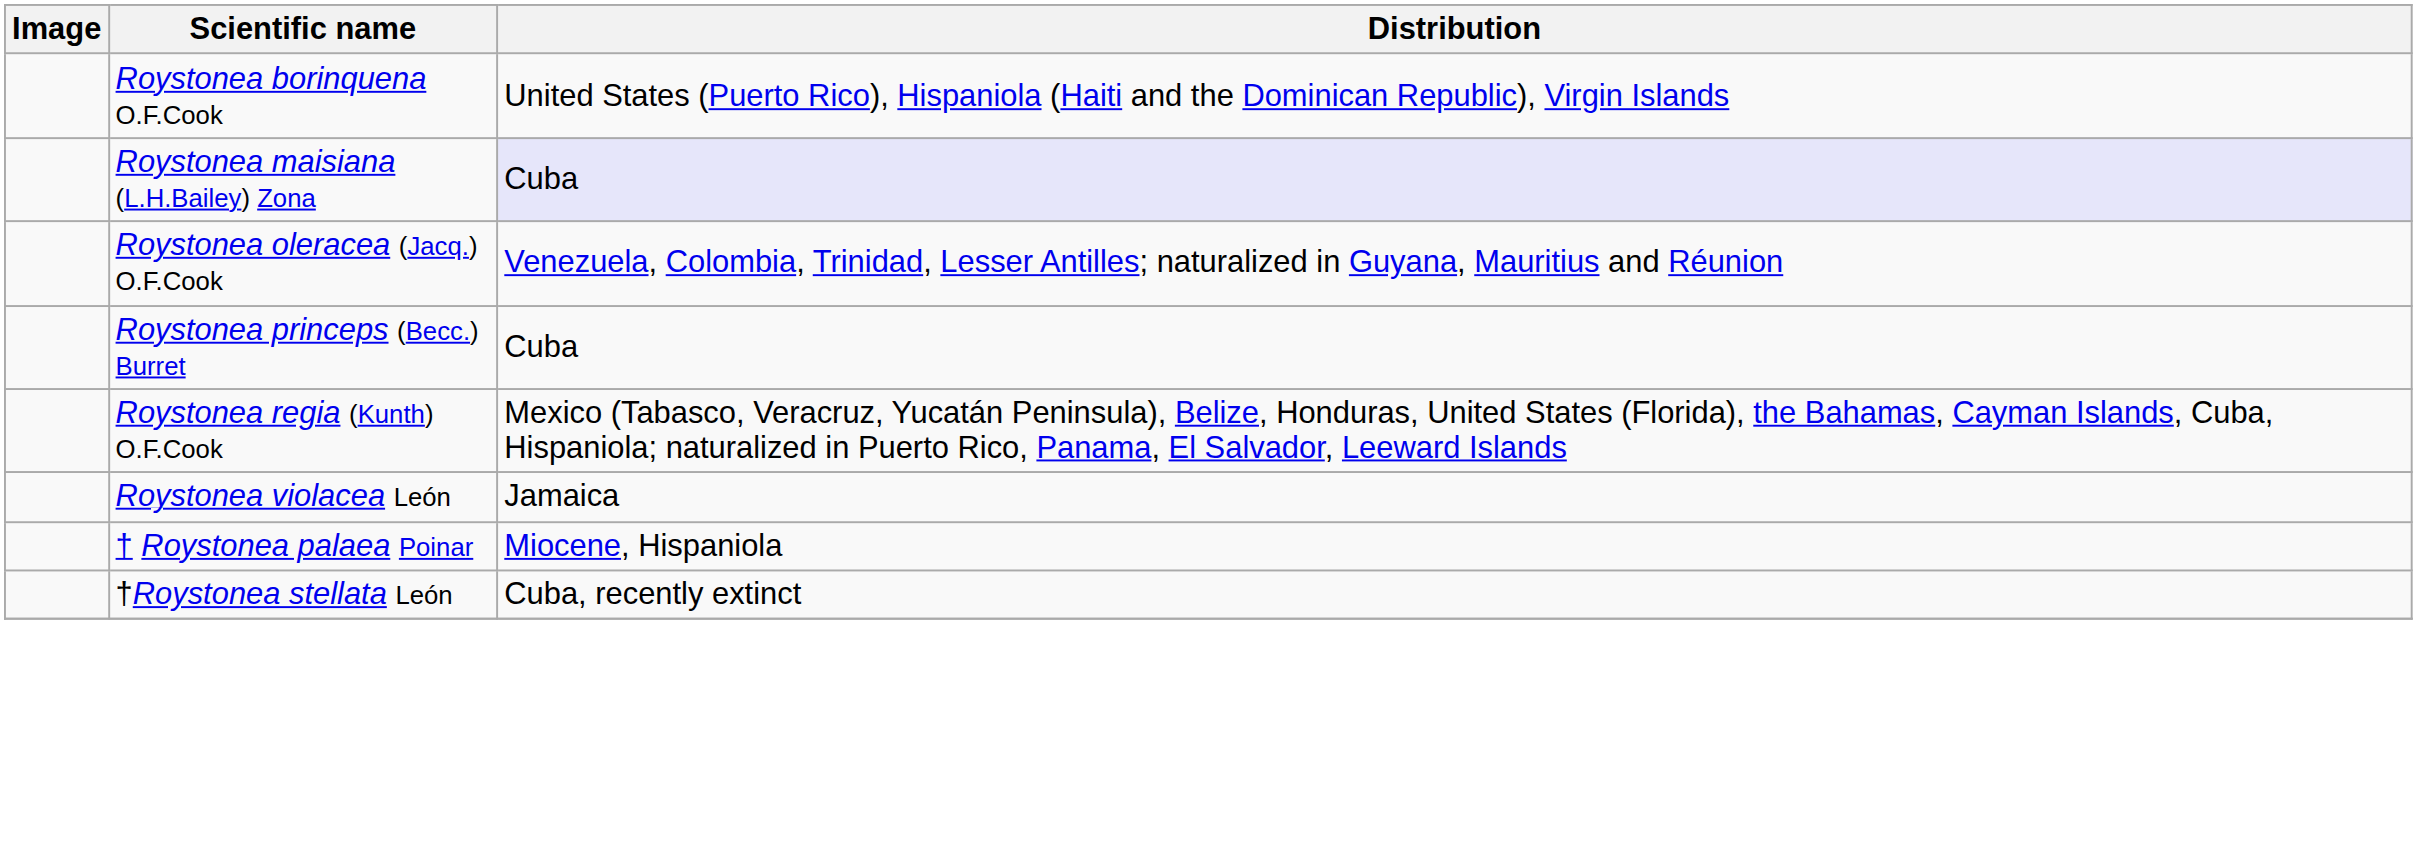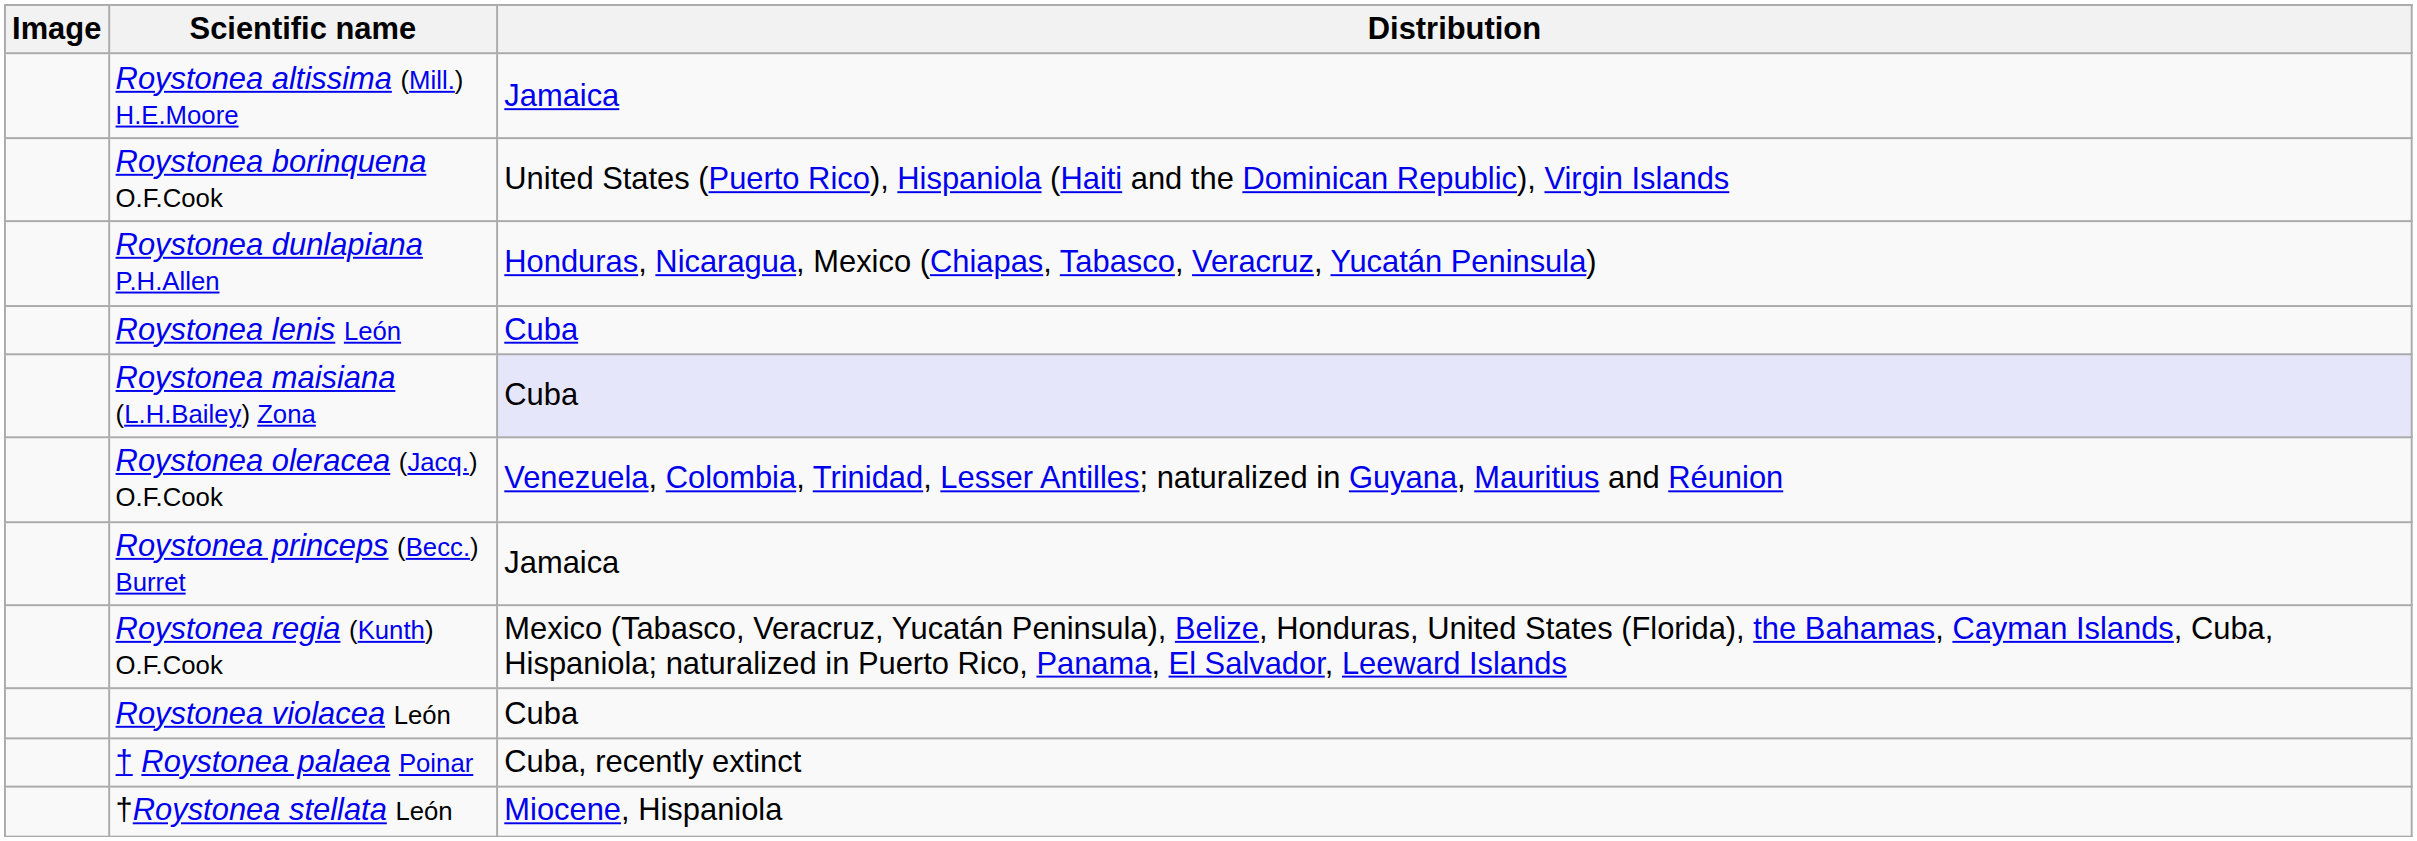+ row: (290, 95)
+ row: (269, 262)
+ row: (258, 329)
(541, 346) Cuba -> (562, 562) Jamaica
(562, 496) Jamaica -> (541, 712) Cuba
(643, 545) Miocene, Hispaniola -> (653, 761) Cuba, recently extinct
(653, 594) Cuba, recently extinct -> (643, 810) Miocene, Hispaniola
